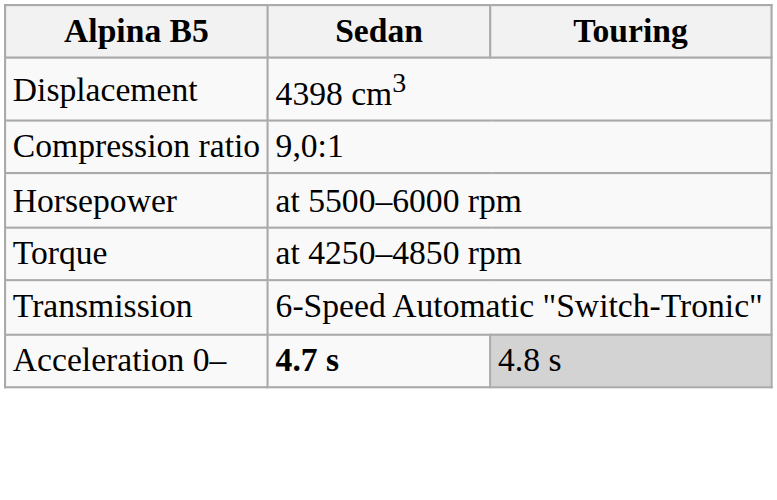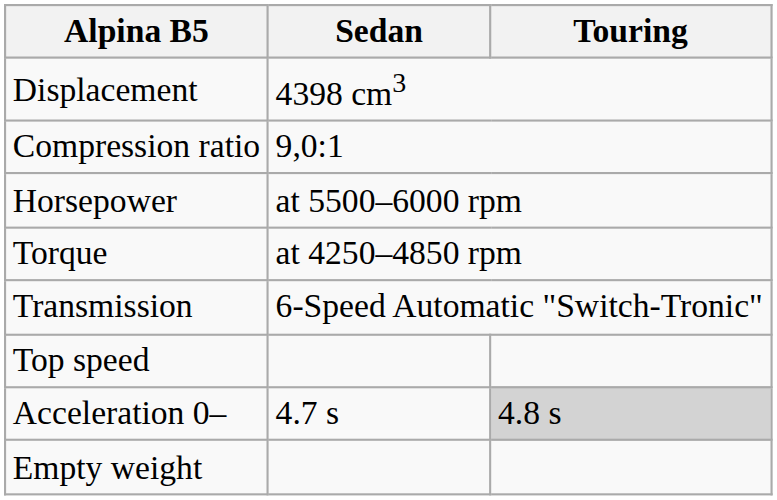+ row: (81, 359)
(307, 359) bold -> (307, 413) normal
+ row: (108, 466)
